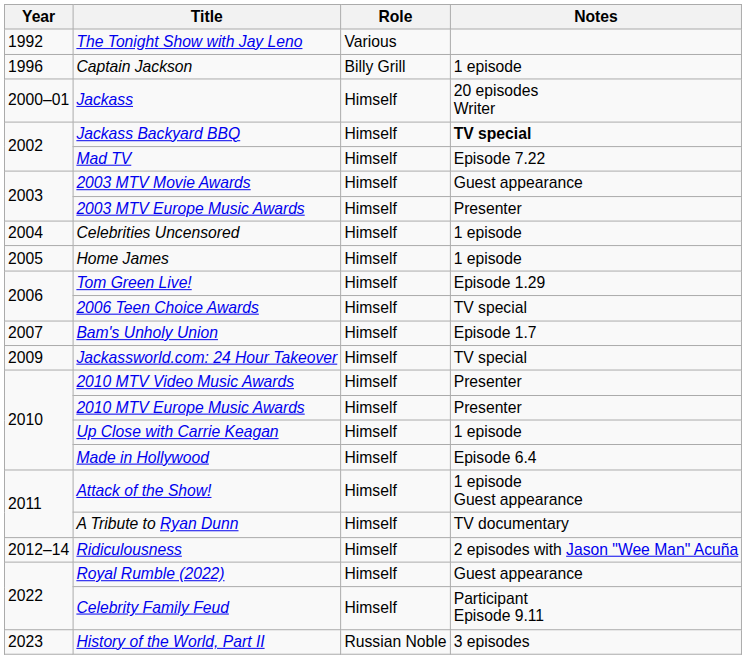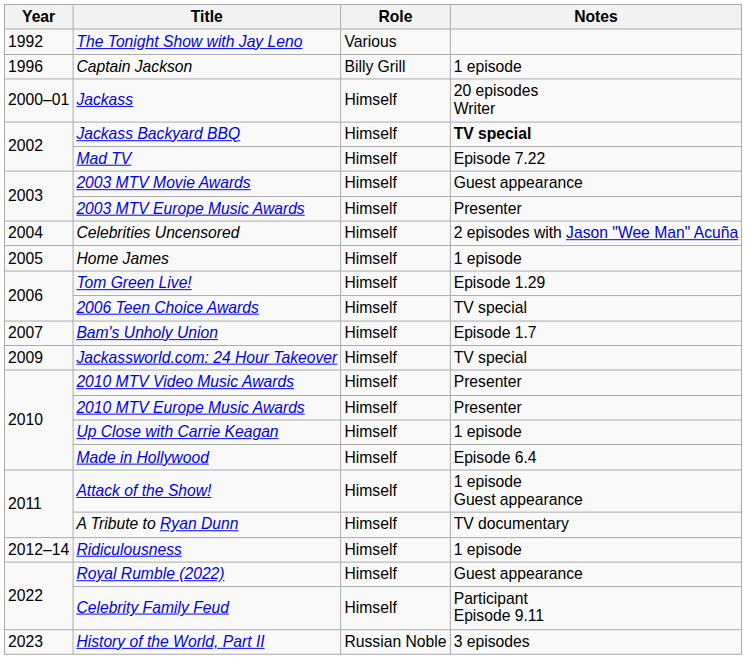(488, 233) 1 episode -> (596, 233) 2 episodes with Jason "Wee Man" Acuña
(596, 549) 2 episodes with Jason "Wee Man" Acuña -> (488, 549) 1 episode
